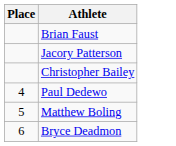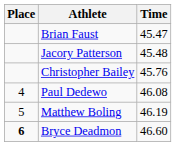+ column: (154, 14)
(21, 131) normal -> (21, 131) bold
